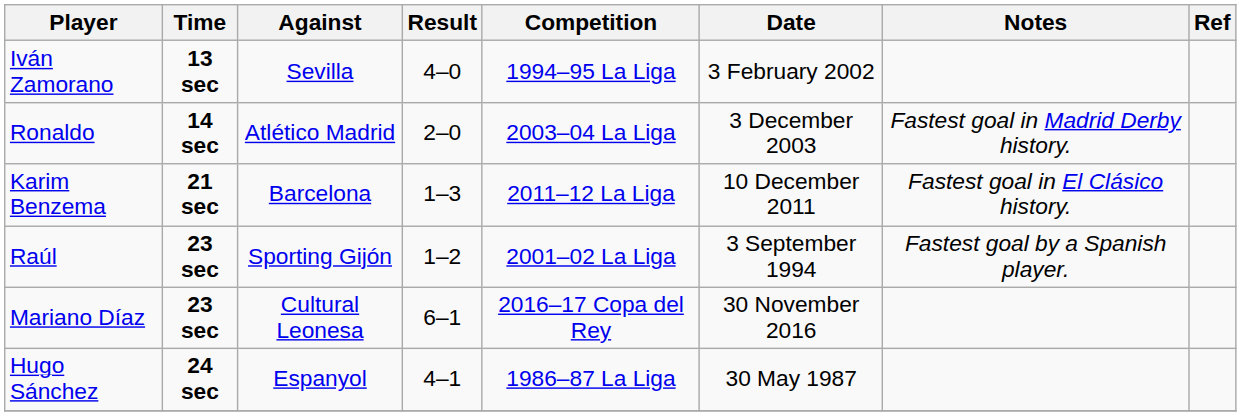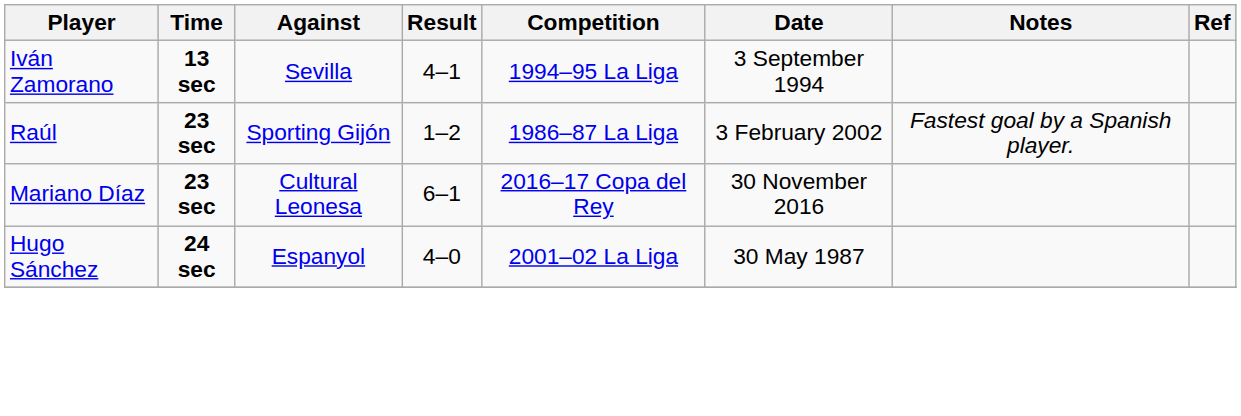(442, 71) 4–0 -> (442, 71) 4–1
(791, 71) 3 February 2002 -> (799, 71) 3 September 1994
- row: (52, 132)
- row: (58, 194)
(591, 256) 2001–02 La Liga -> (593, 132) 1986–87 La Liga
(791, 256) 3 September 1994 -> (799, 132) 3 February 2002
(442, 379) 4–1 -> (442, 256) 4–0
(591, 379) 1986–87 La Liga -> (593, 256) 2001–02 La Liga
